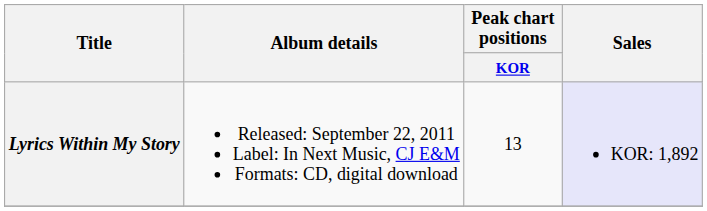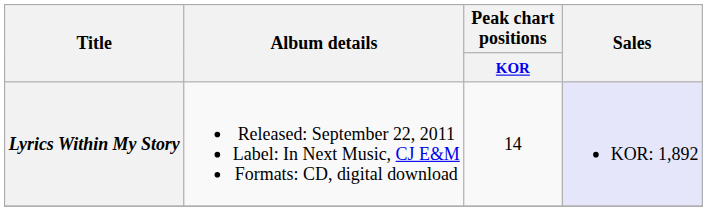(513, 143) 13 -> (513, 143) 14
